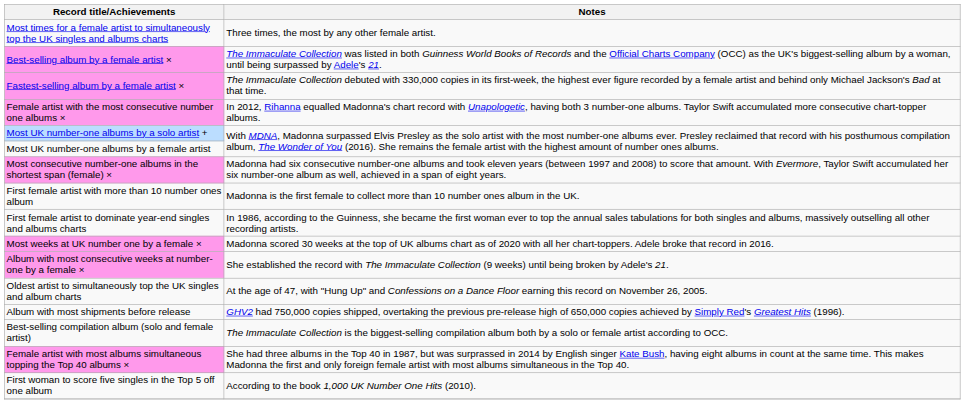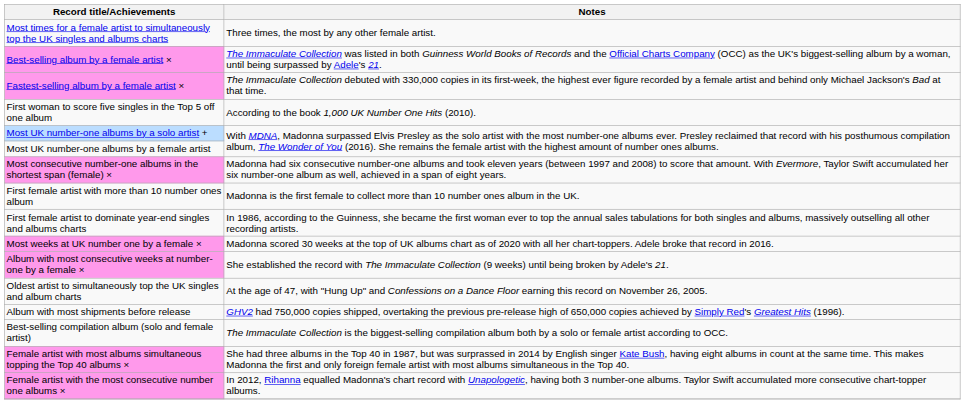rows swapped: (111, 386) <-> (110, 112)
